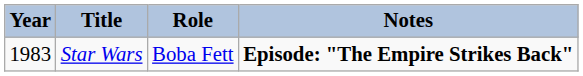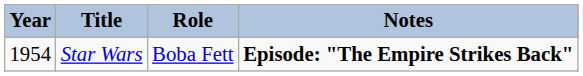(30, 53) 1983 -> (30, 53) 1954
